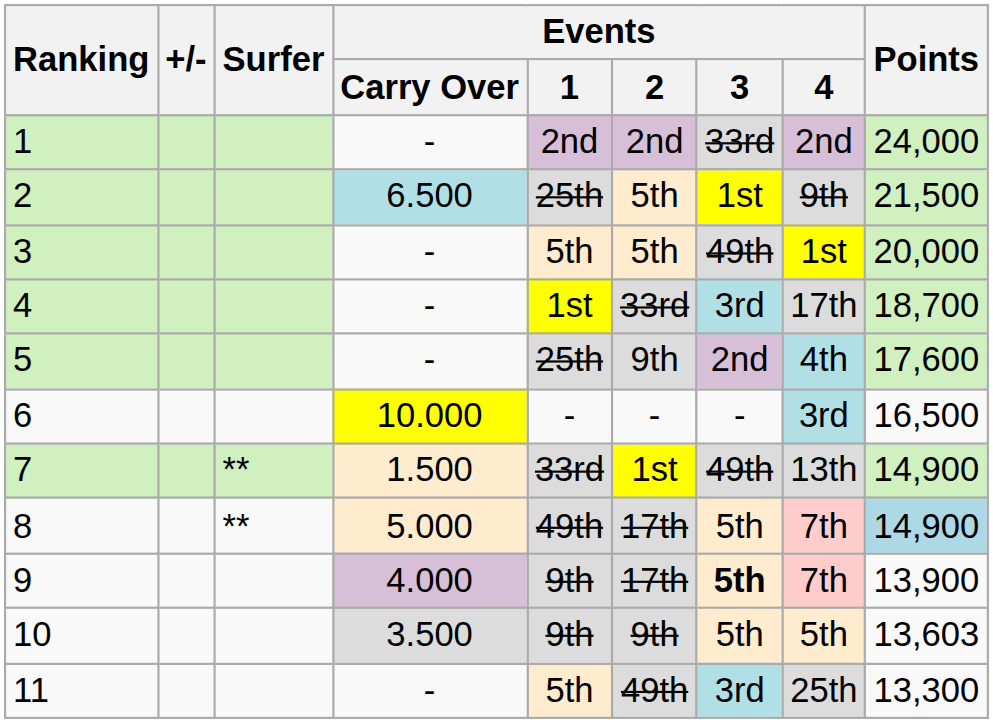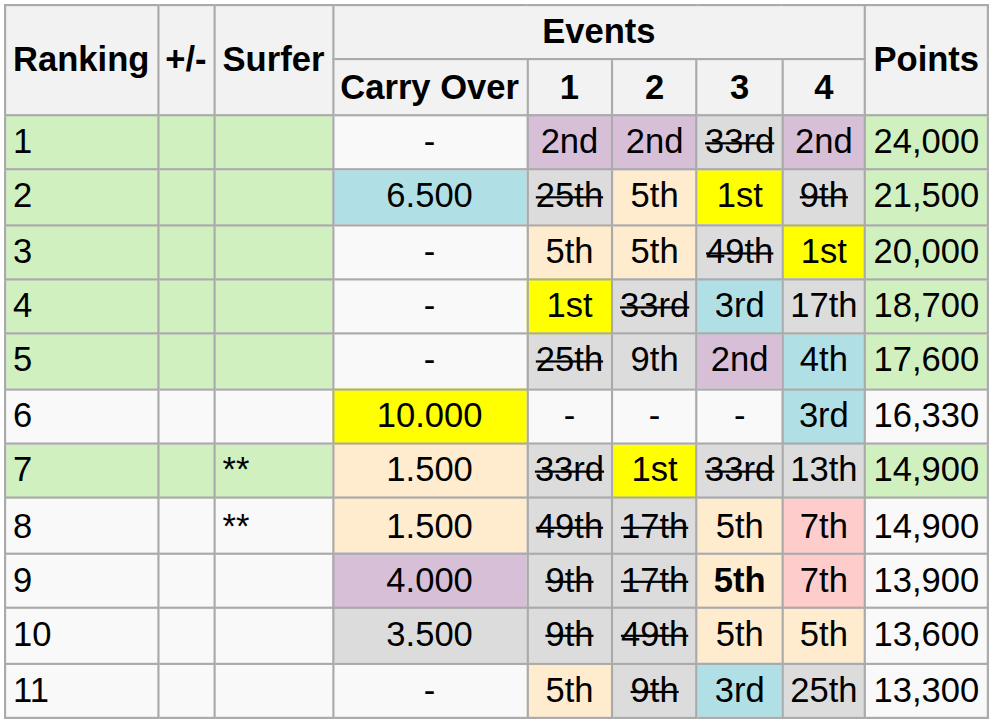(926, 415) 16,500 -> (926, 415) 16,330
(740, 470) 49th -> (740, 470) 33rd
(430, 525) 5.000 -> (430, 525) 1.500
(926, 525) lightblue background -> (926, 525) no background
(655, 634) 9th -> (655, 634) 49th
(926, 634) 13,603 -> (926, 634) 13,600
(655, 689) 49th -> (655, 689) 9th
